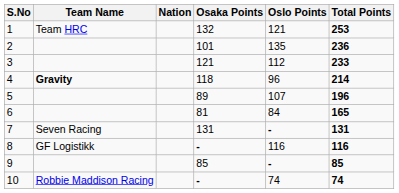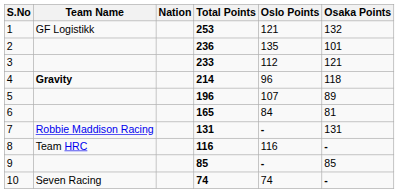columns swapped: (230, 12) <-> (361, 12)
(62, 29) Team HRC -> (65, 29) GF Logistikk
(69, 130) Seven Racing -> (95, 130) Robbie Maddison Racing
(65, 146) GF Logistikk -> (62, 146) Team HRC
(95, 180) Robbie Maddison Racing -> (69, 180) Seven Racing
